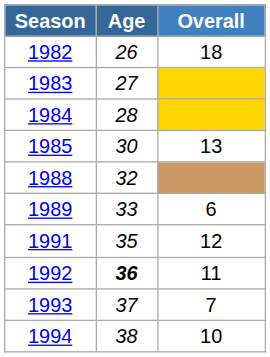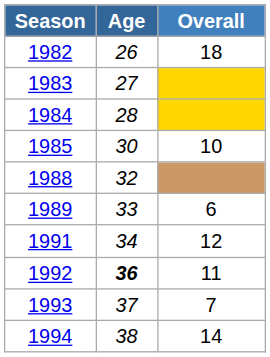(211, 147) 13 -> (211, 147) 10
(127, 241) 35 -> (127, 241) 34
(211, 336) 10 -> (211, 336) 14
